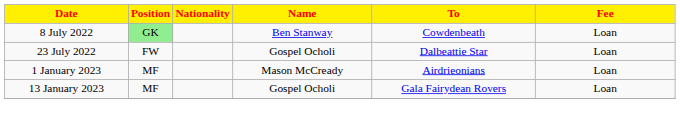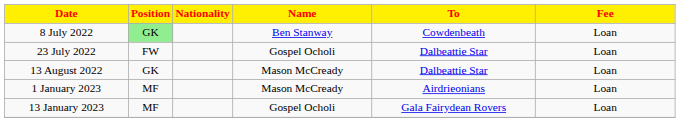+ row: (66, 70)
